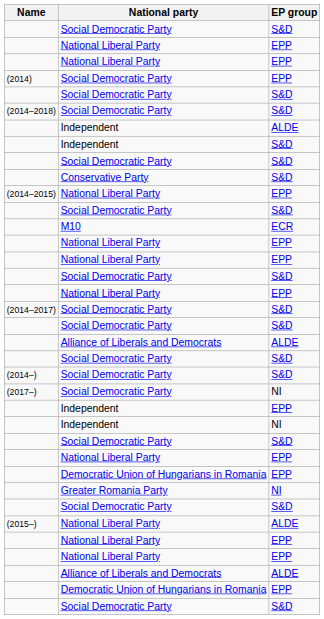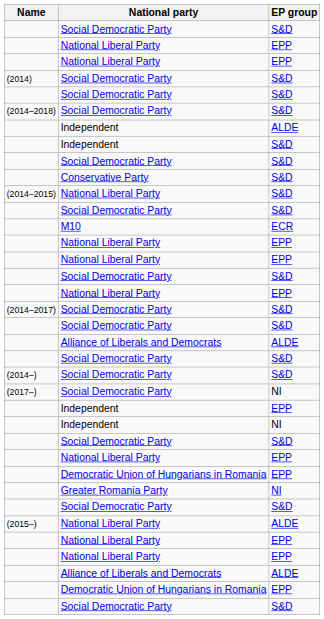(282, 78) EPP -> (282, 78) S&D
(282, 194) EPP -> (282, 194) S&D
